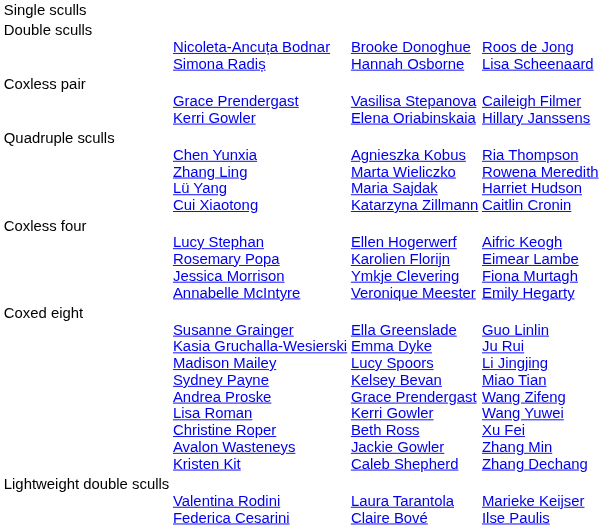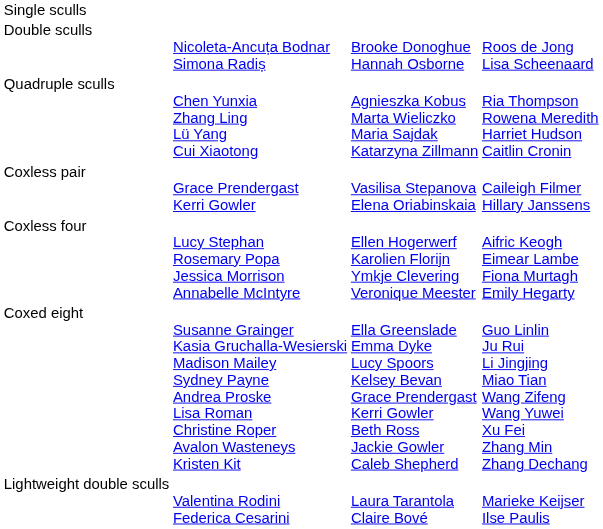rows swapped: (59, 138) <-> (45, 84)
